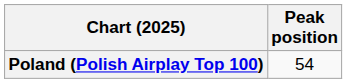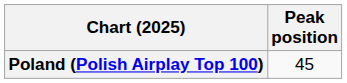(305, 64) 54 -> (305, 64) 45
